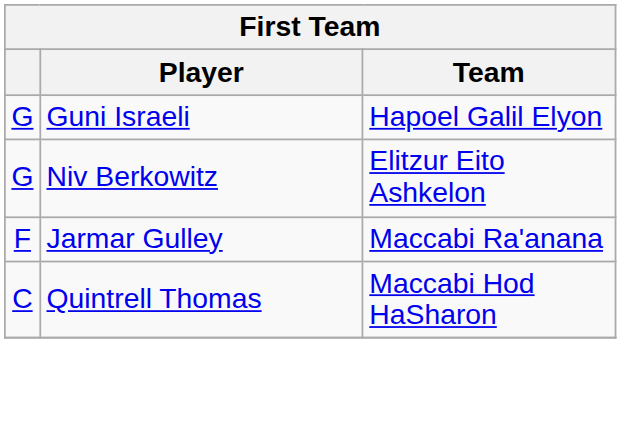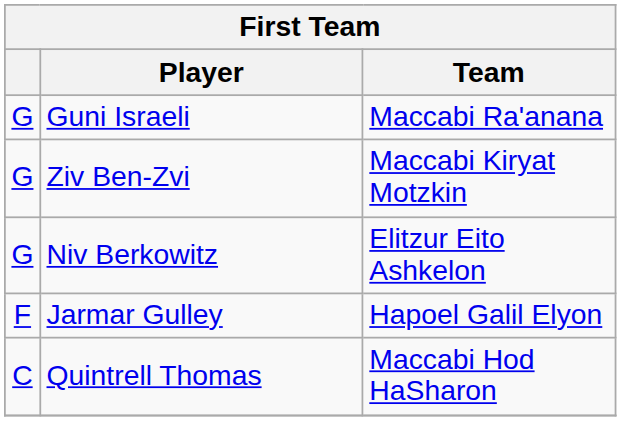(486, 116) Hapoel Galil Elyon -> (486, 116) Maccabi Ra'anana
+ row: (118, 177)
(486, 238) Maccabi Ra'anana -> (486, 315) Hapoel Galil Elyon
